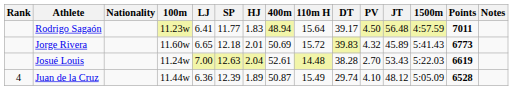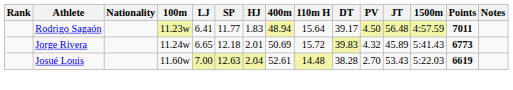(175, 45) 11.60w -> (175, 45) 11.24w
(175, 61) 11.24w -> (175, 61) 11.60w
- row: (67, 77)
